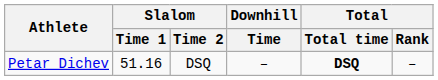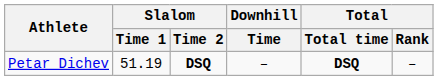(141, 63) 51.16 -> (141, 63) 51.19
(198, 63) normal -> (198, 63) bold
